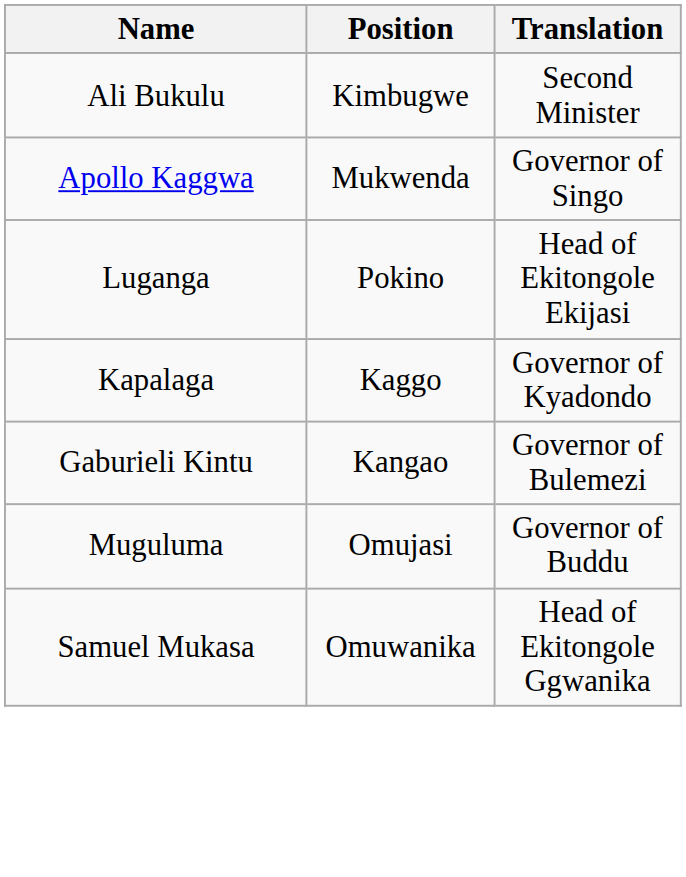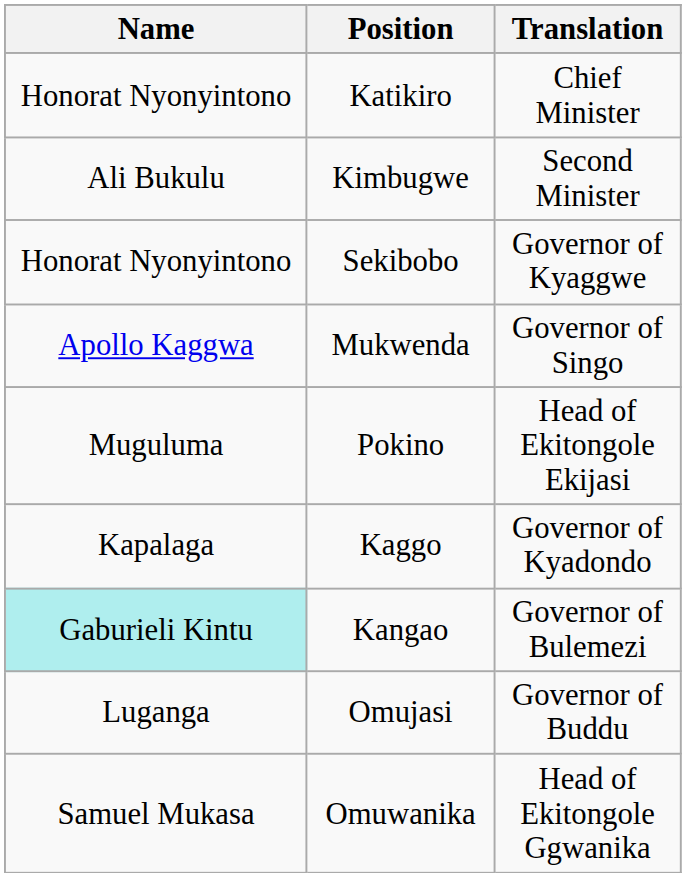+ row: (401, 94)
+ row: (401, 261)
(156, 278) Luganga -> (156, 445) Muguluma
(156, 462) no background -> (156, 629) paleturquoise background
(156, 545) Muguluma -> (156, 712) Luganga
